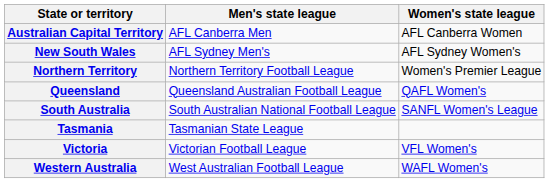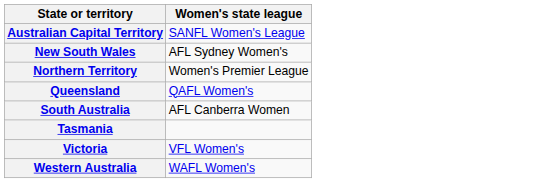- column: (282, 14)
(462, 33) AFL Canberra Women -> (237, 33) SANFL Women's League
(469, 110) SANFL Women's League -> (229, 110) AFL Canberra Women
